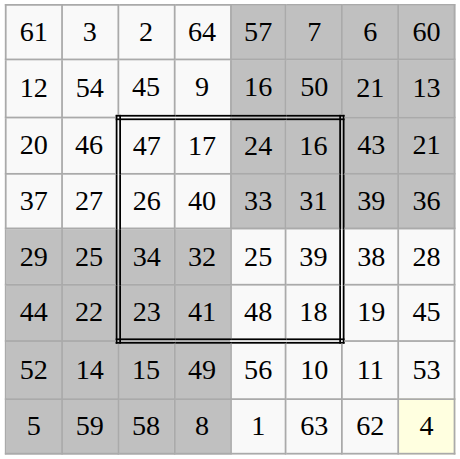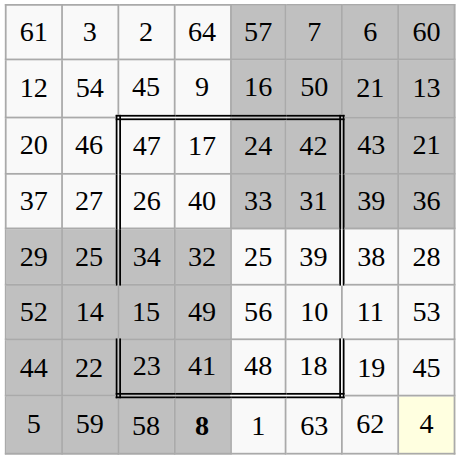(313, 146) 16 -> (313, 146) 42
rows swapped: (34, 312) <-> (34, 369)
(202, 425) normal -> (202, 425) bold
